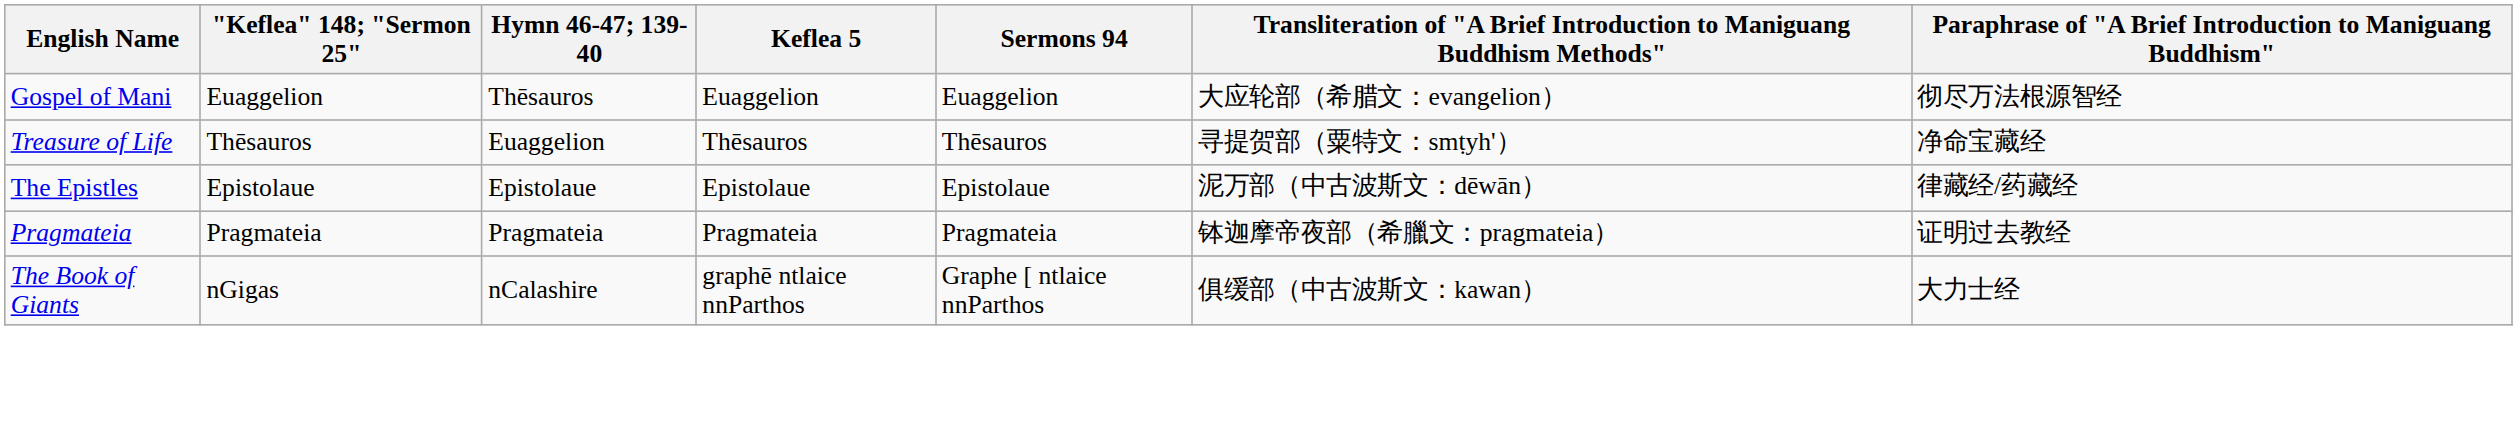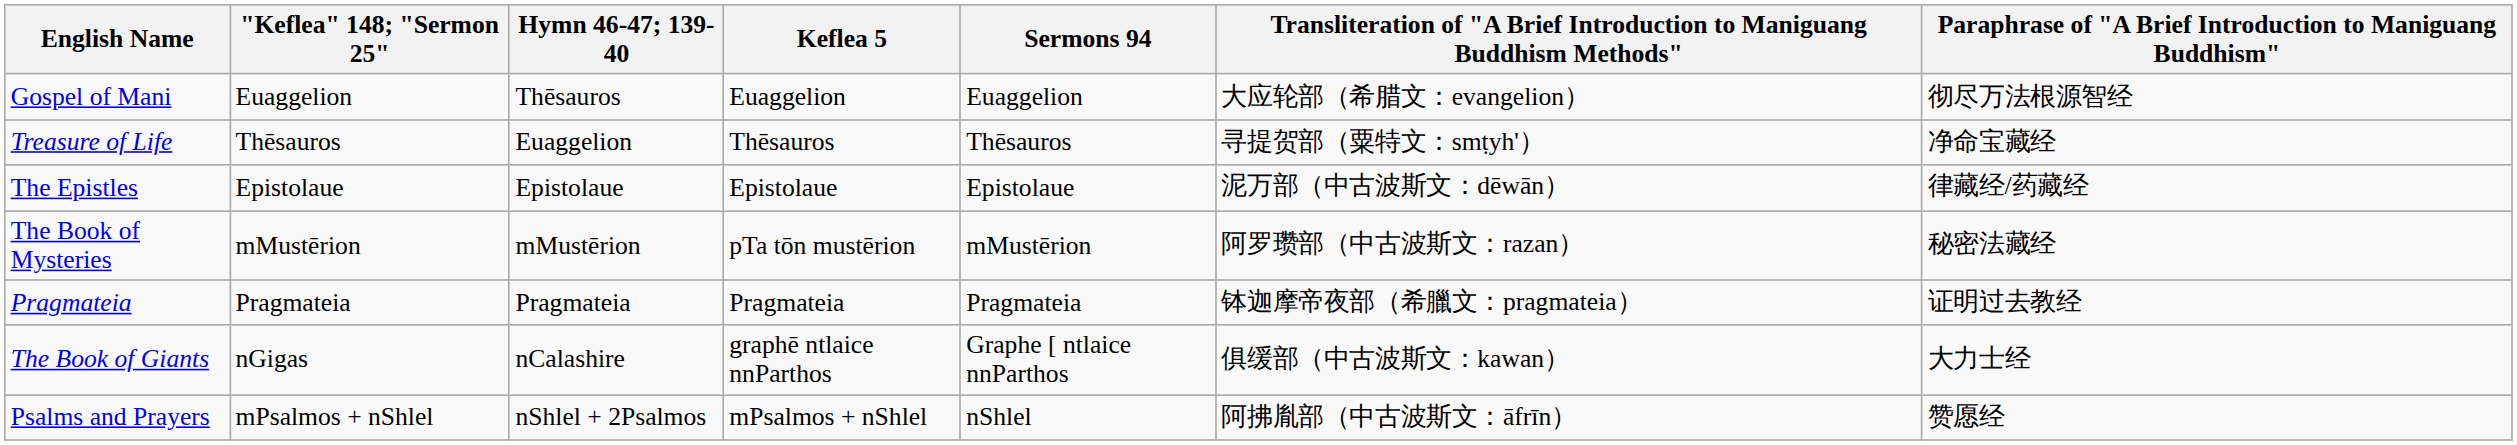+ row: (75, 244)
+ row: (110, 416)
